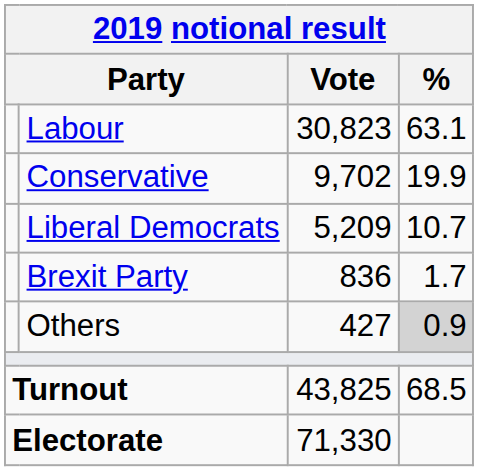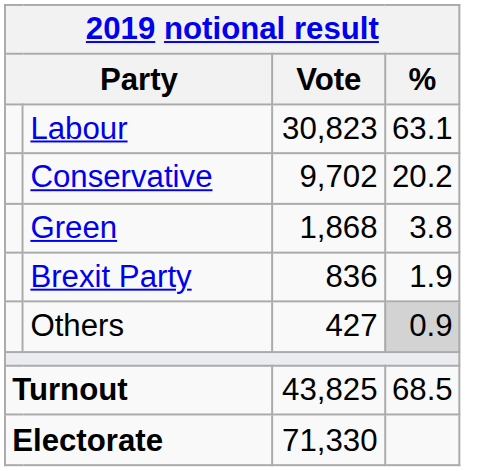(436, 177) 19.9 -> (422, 177) 20.2
- row: (153, 227)
+ row: (74, 227)
(445, 276) 1.7 -> (431, 276) 1.9
